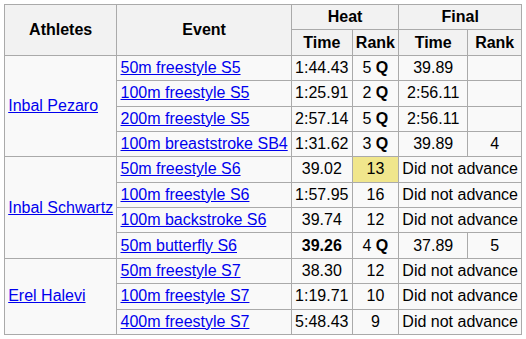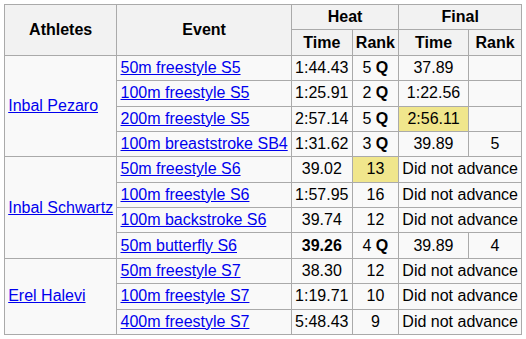(433, 67) 39.89 -> (433, 67) 37.89
(433, 93) 2:56.11 -> (433, 93) 1:22.56
(433, 118) no background -> (433, 118) khaki background
(495, 144) 4 -> (495, 144) 5
(433, 245) 37.89 -> (433, 245) 39.89
(495, 245) 5 -> (495, 245) 4
